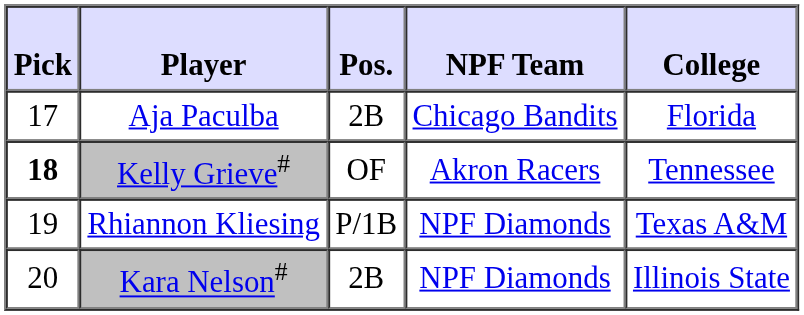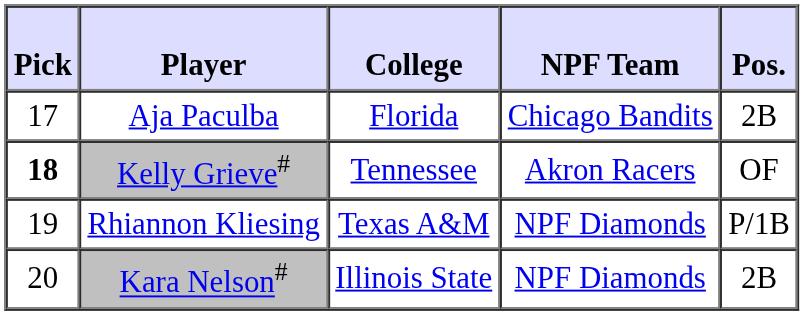columns swapped: (366, 65) <-> (711, 65)
